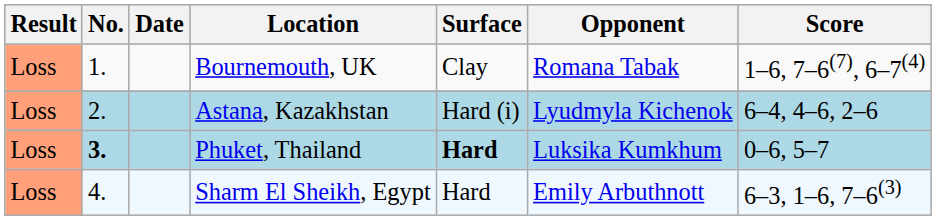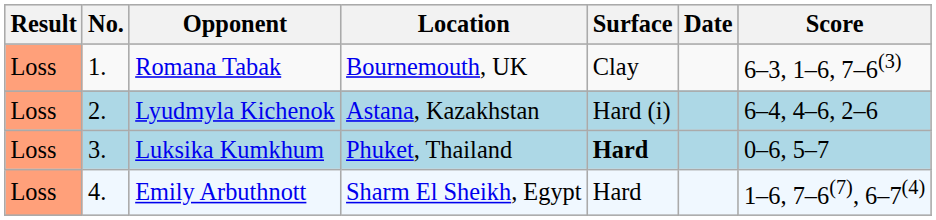columns swapped: (160, 23) <-> (633, 23)
(835, 66) 1–6, 7–6(7), 6–7(4) -> (823, 66) 6–3, 1–6, 7–6(3)
(97, 148) bold -> (97, 148) normal
(823, 191) 6–3, 1–6, 7–6(3) -> (835, 191) 1–6, 7–6(7), 6–7(4)
